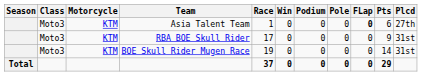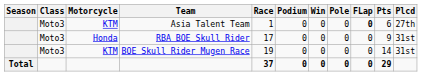columns swapped: (285, 11) <-> (311, 11)
(110, 38) KTM -> (105, 38) Honda
